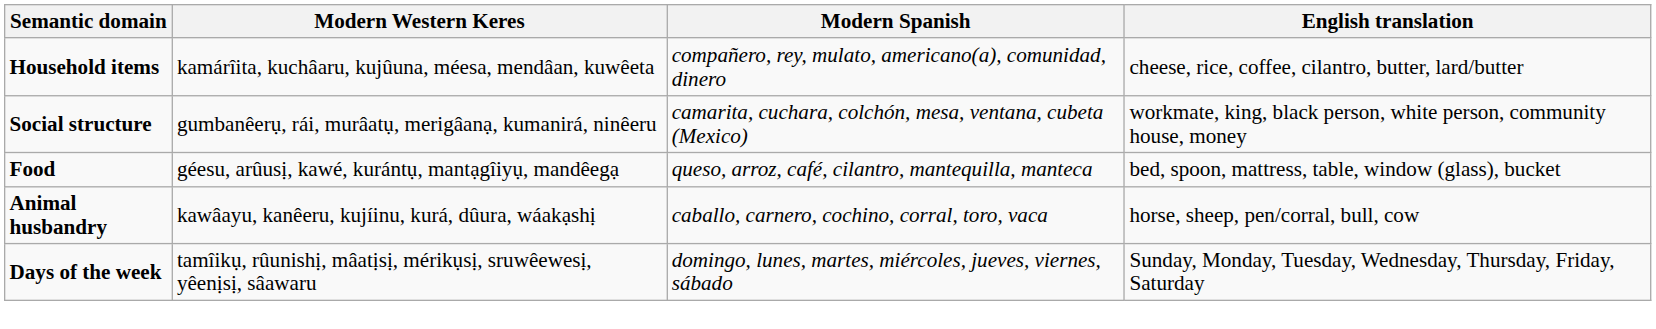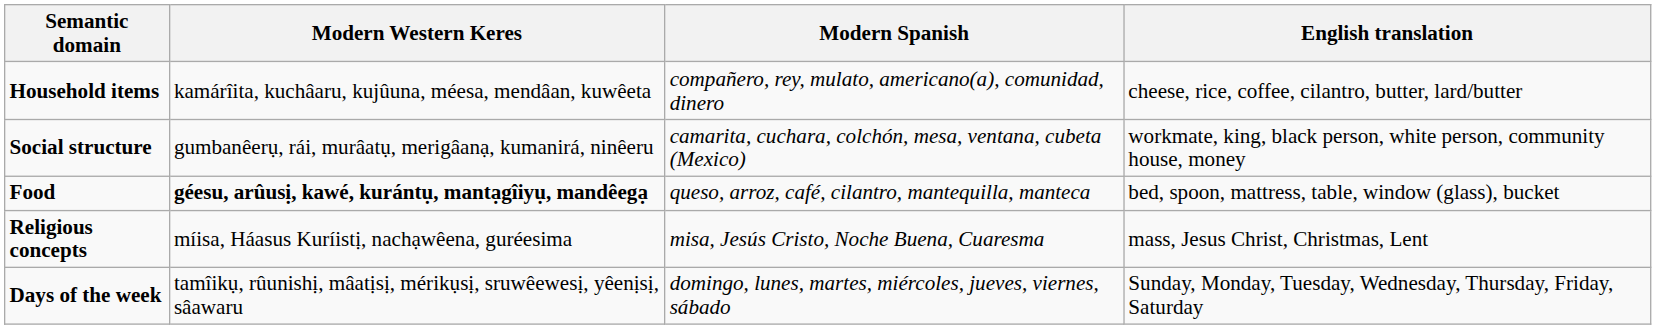(398, 169) normal -> (411, 193) bold
- row: (58, 214)
+ row: (51, 238)
